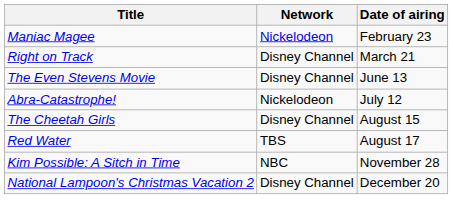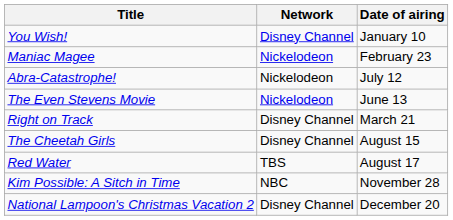+ row: (37, 36)
rows swapped: (50, 57) <-> (62, 99)
(307, 78) Disney Channel -> (297, 99) Nickelodeon
